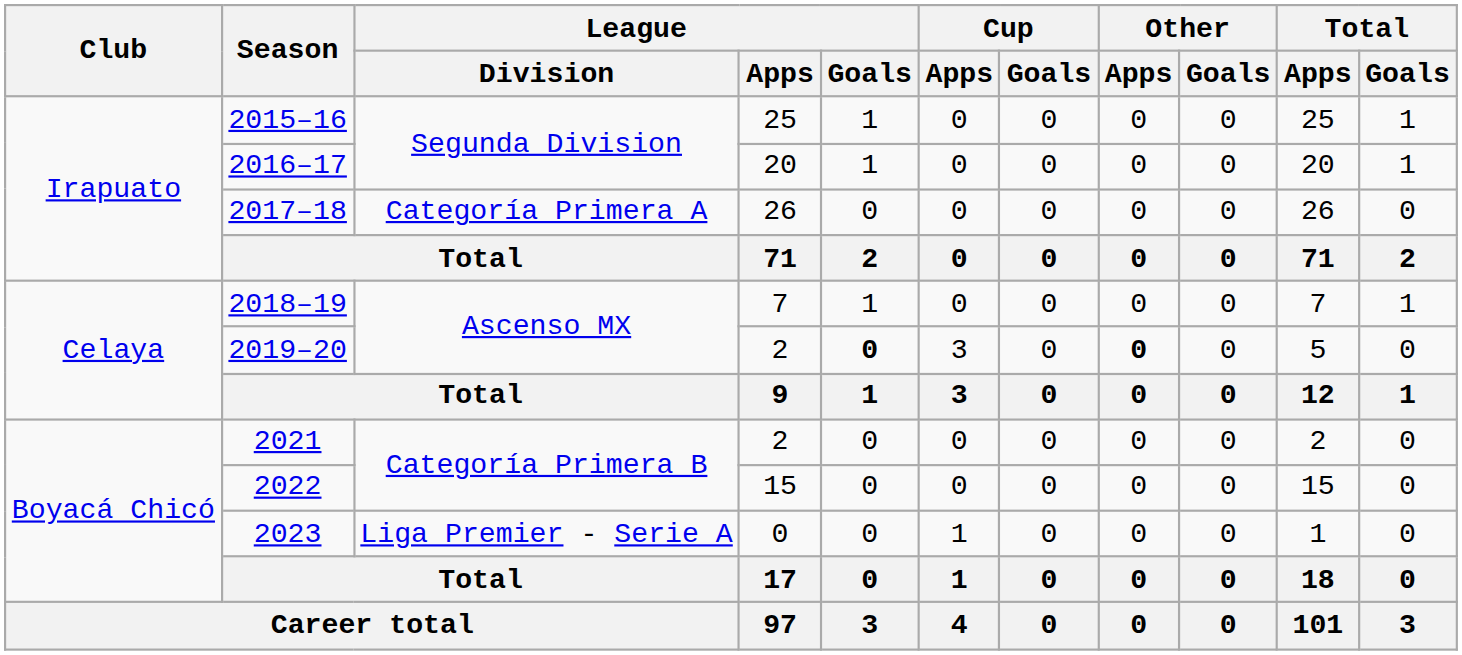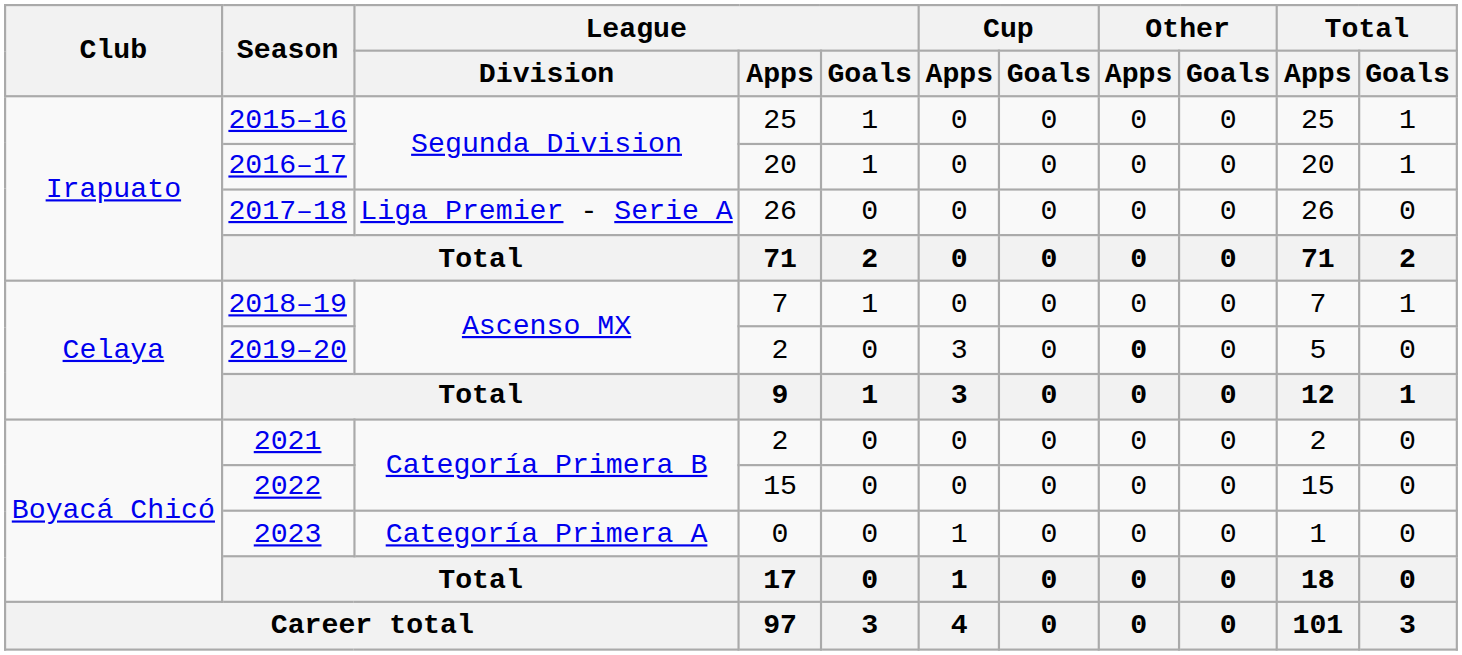(547, 212) Categoría Primera A -> (547, 212) Liga Premier - Serie A
(870, 350) bold -> (870, 350) normal
(547, 534) Liga Premier - Serie A -> (547, 534) Categoría Primera A
